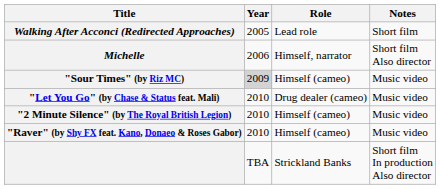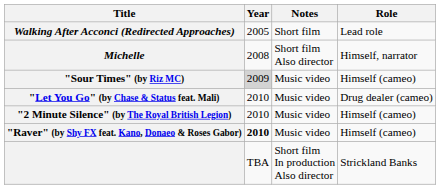columns swapped: (321, 13) <-> (403, 13)
(258, 55) 2006 -> (258, 55) 2008
(258, 132) normal -> (258, 132) bold
